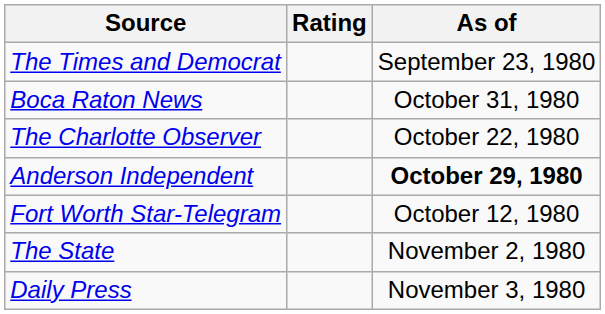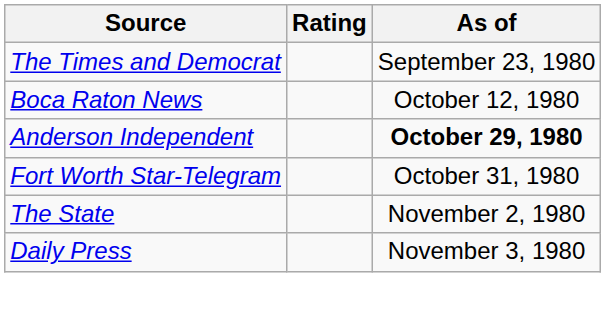(487, 99) October 31, 1980 -> (487, 99) October 12, 1980
- row: (136, 137)
(487, 213) October 12, 1980 -> (487, 175) October 31, 1980
